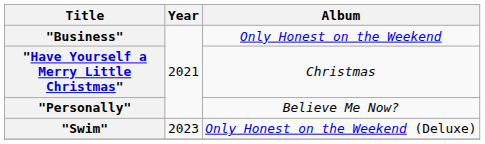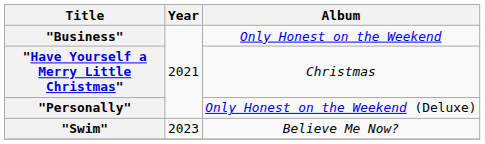(341, 108) Believe Me Now? -> (341, 108) Only Honest on the Weekend (Deluxe)
(341, 129) Only Honest on the Weekend (Deluxe) -> (341, 129) Believe Me Now?
